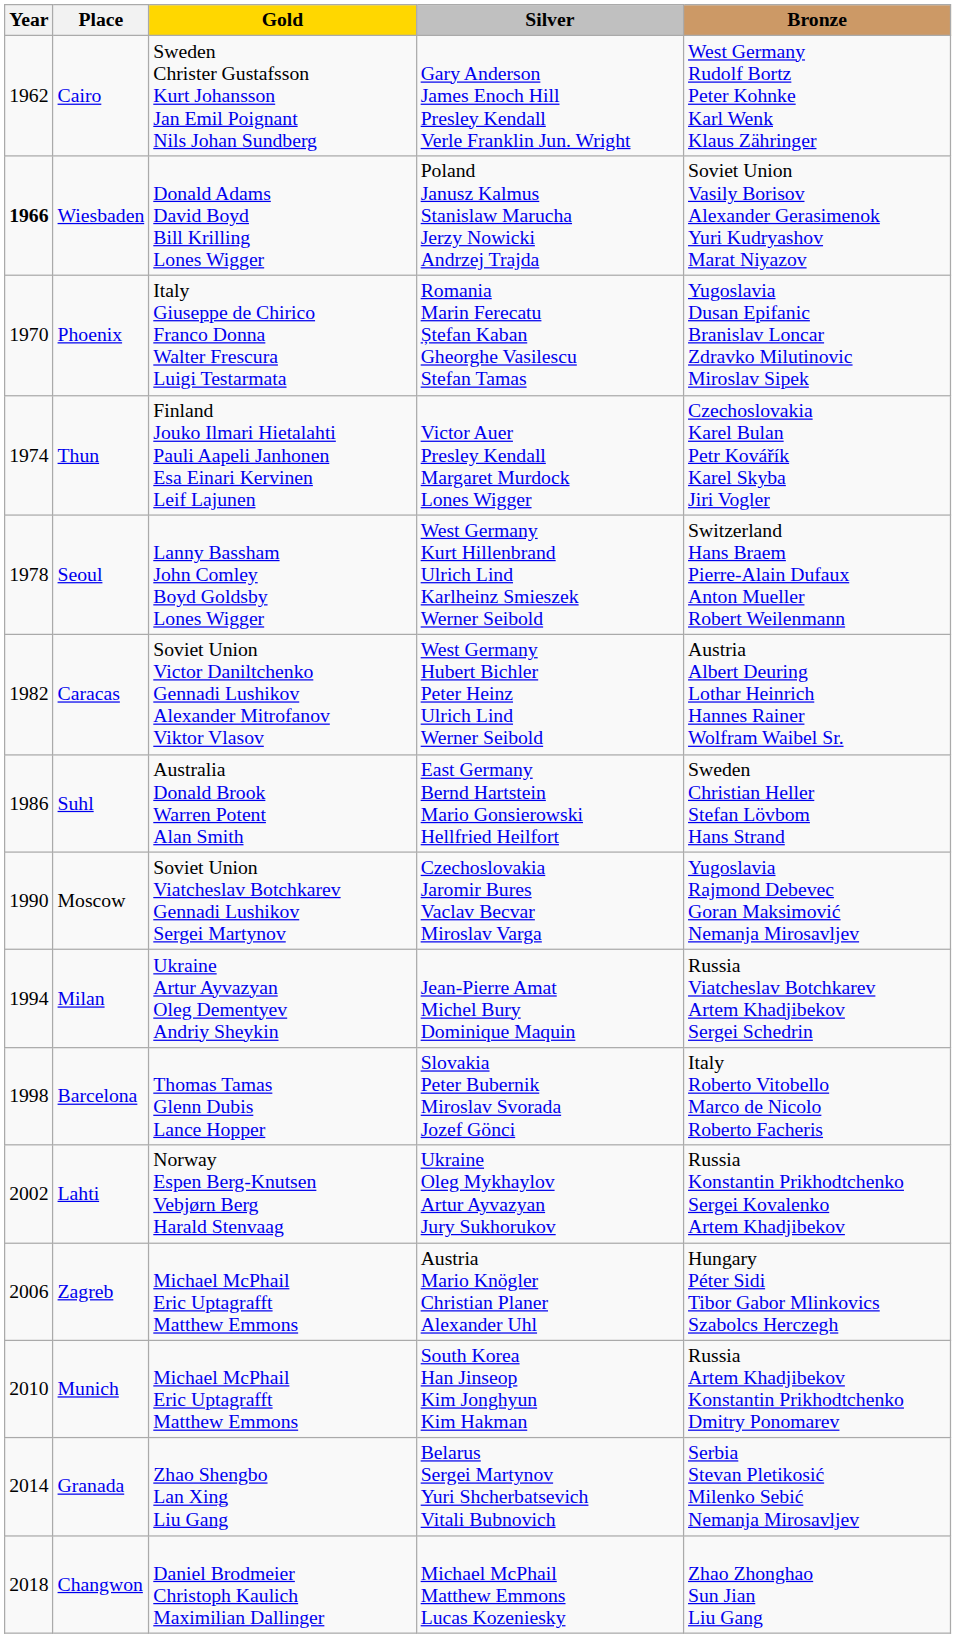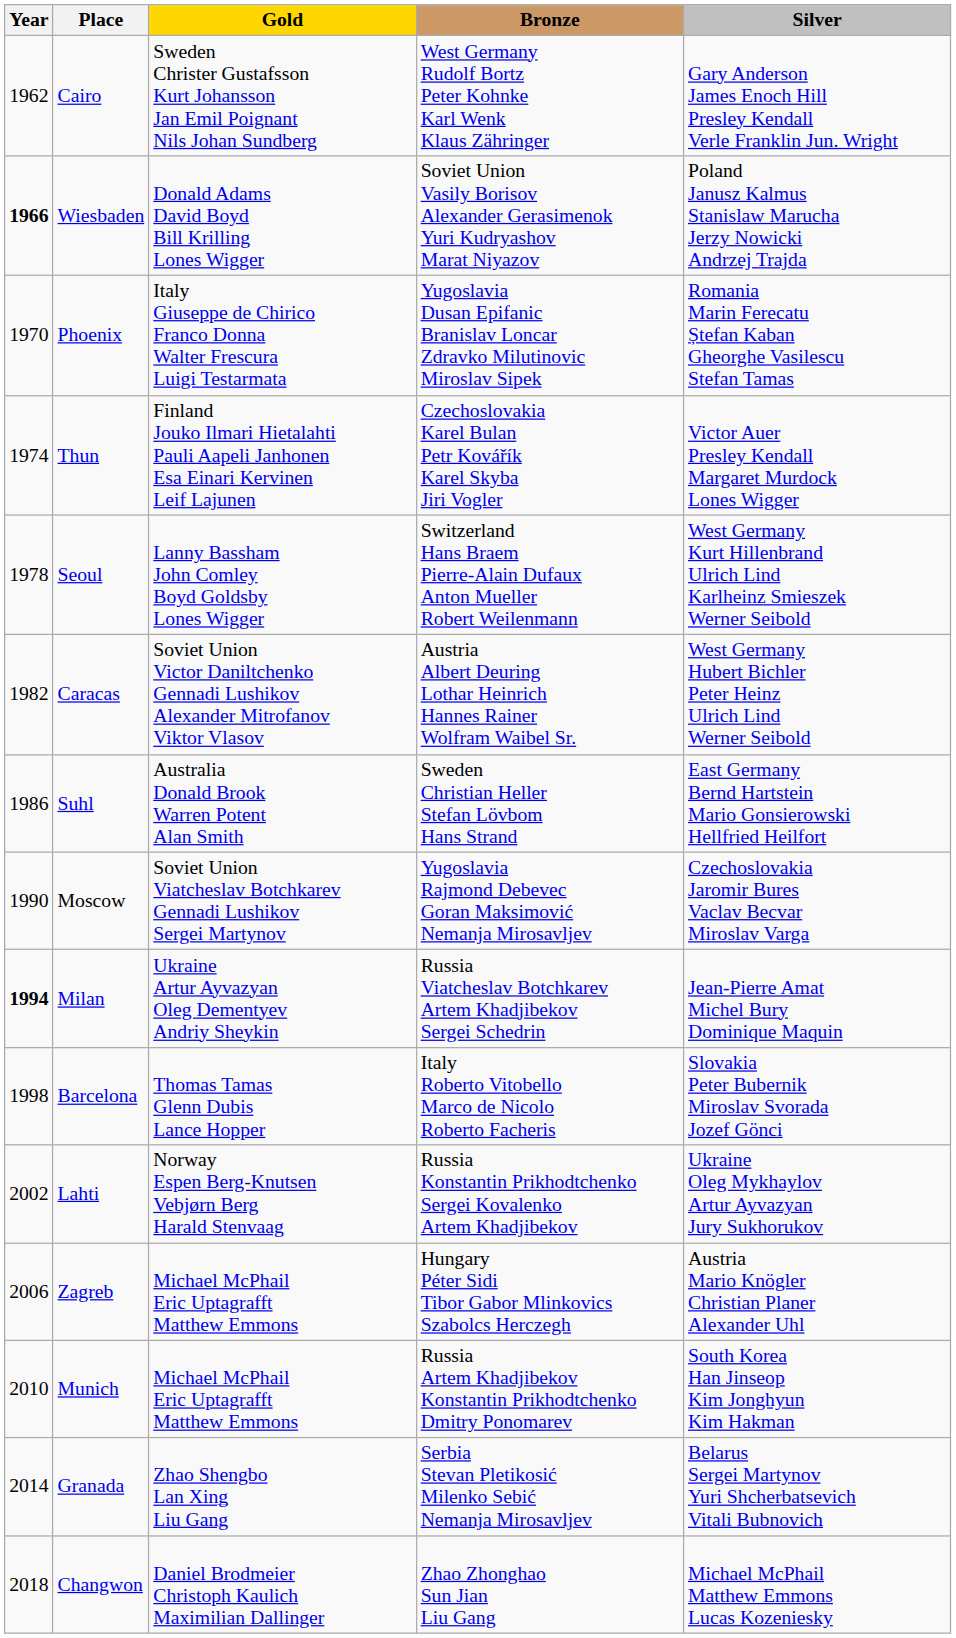columns swapped: (550, 20) <-> (817, 20)
(29, 998) normal -> (29, 998) bold
